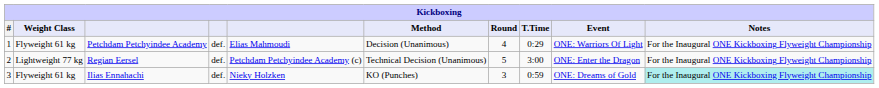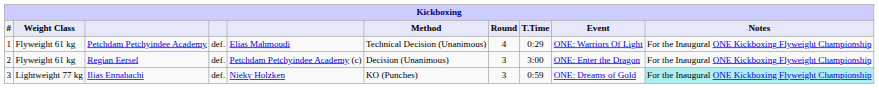(407, 43) Decision (Unanimous) -> (426, 43) Technical Decision (Unanimous)
(49, 59) Lightweight 77 kg -> (45, 59) Flyweight 61 kg
(426, 59) Technical Decision (Unanimous) -> (407, 59) Decision (Unanimous)
(504, 59) 5 -> (504, 59) 3
(45, 75) Flyweight 61 kg -> (49, 75) Lightweight 77 kg
